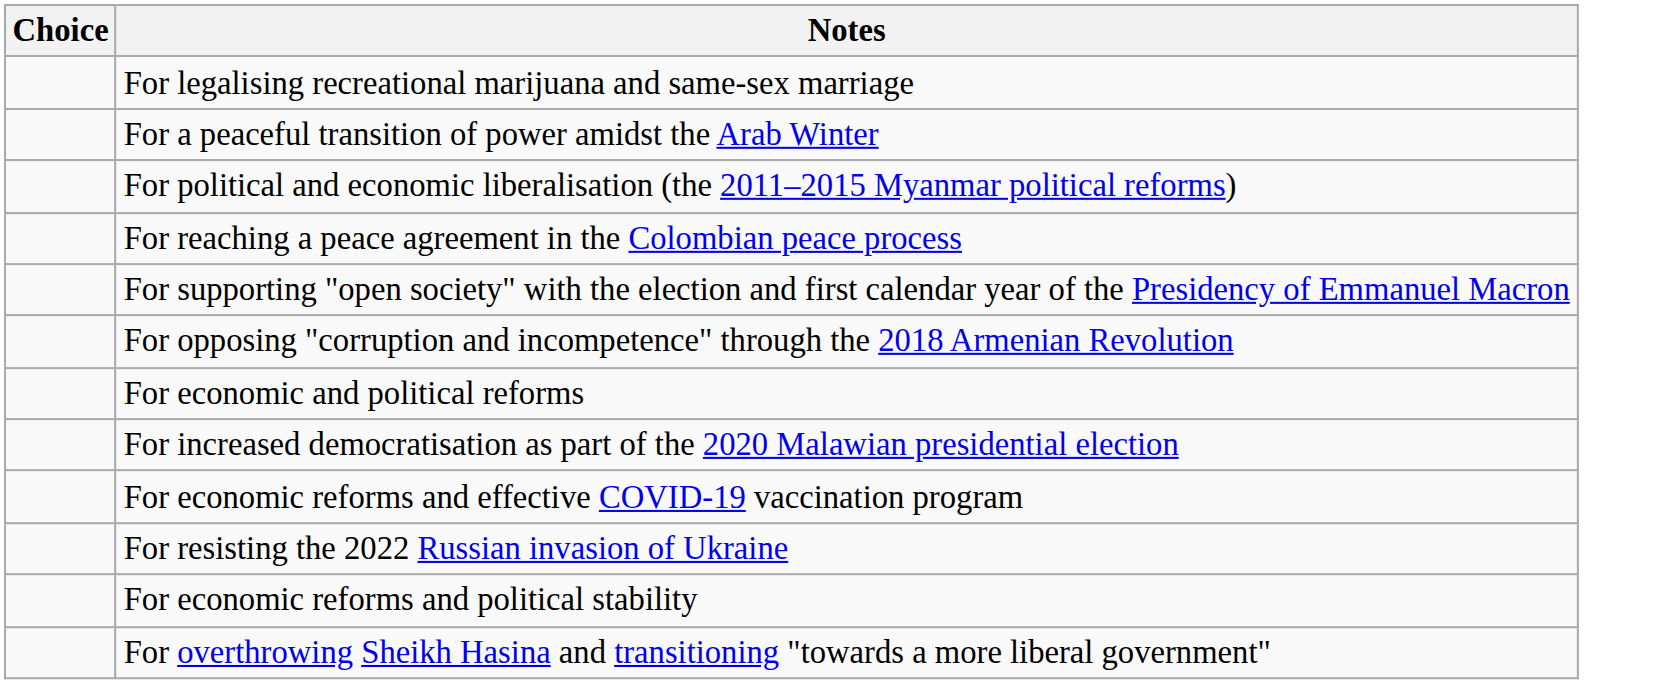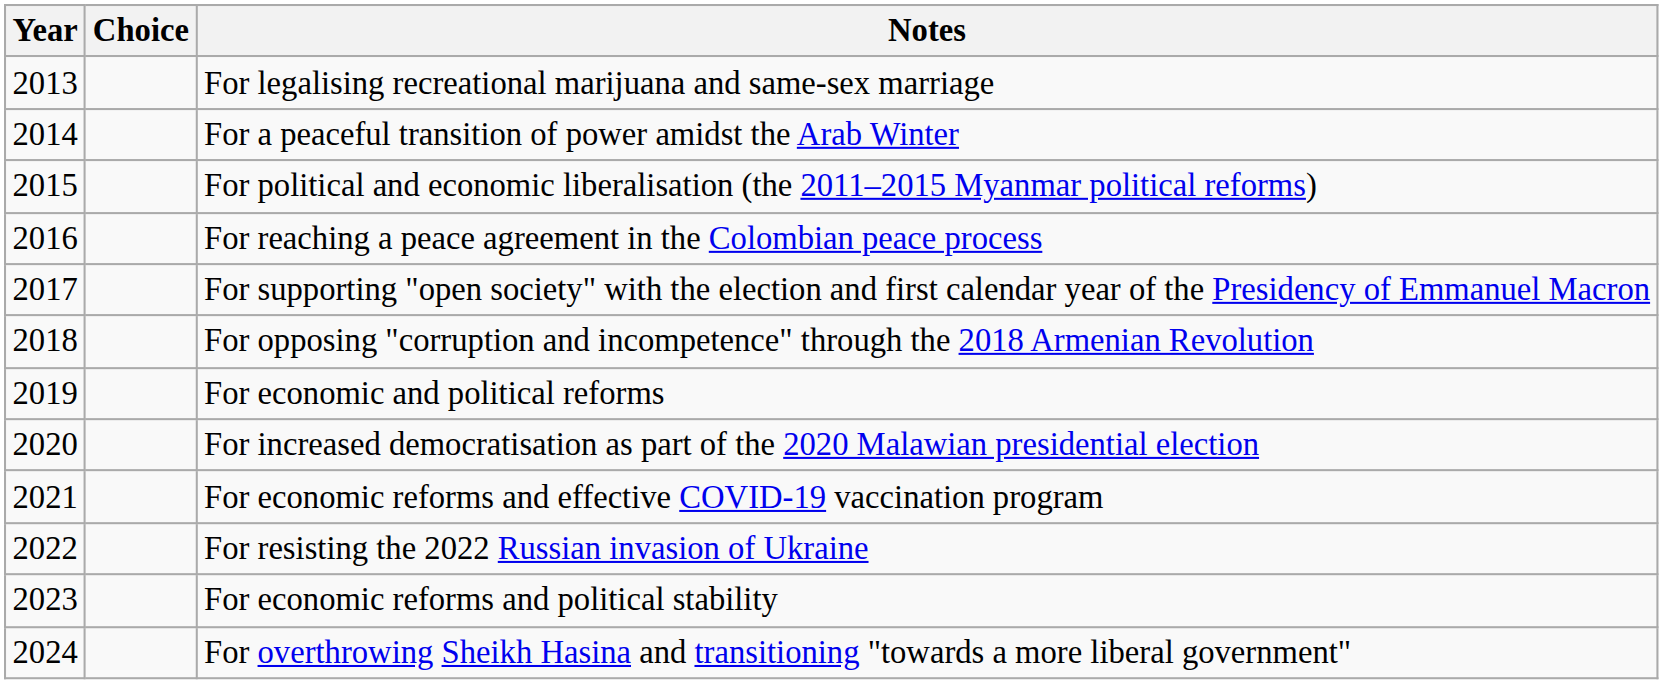+ column: (45, 30)
